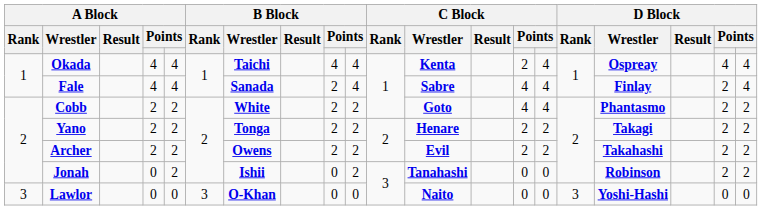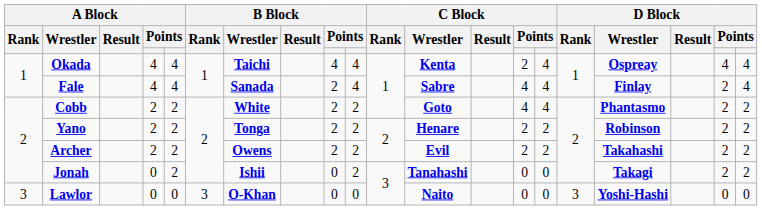(633, 129) Takagi -> (633, 129) Robinson
(633, 172) Robinson -> (633, 172) Takagi
